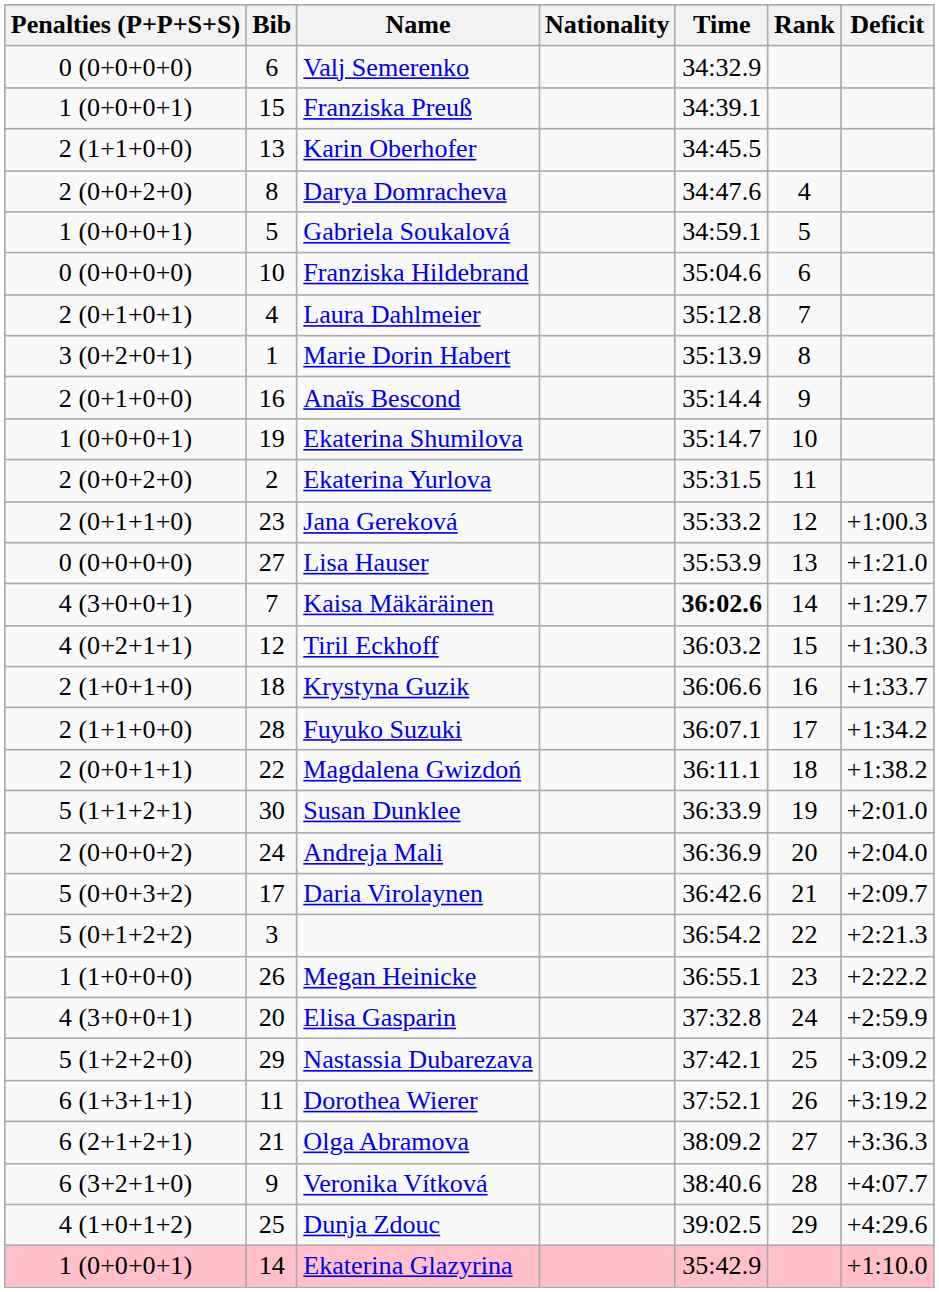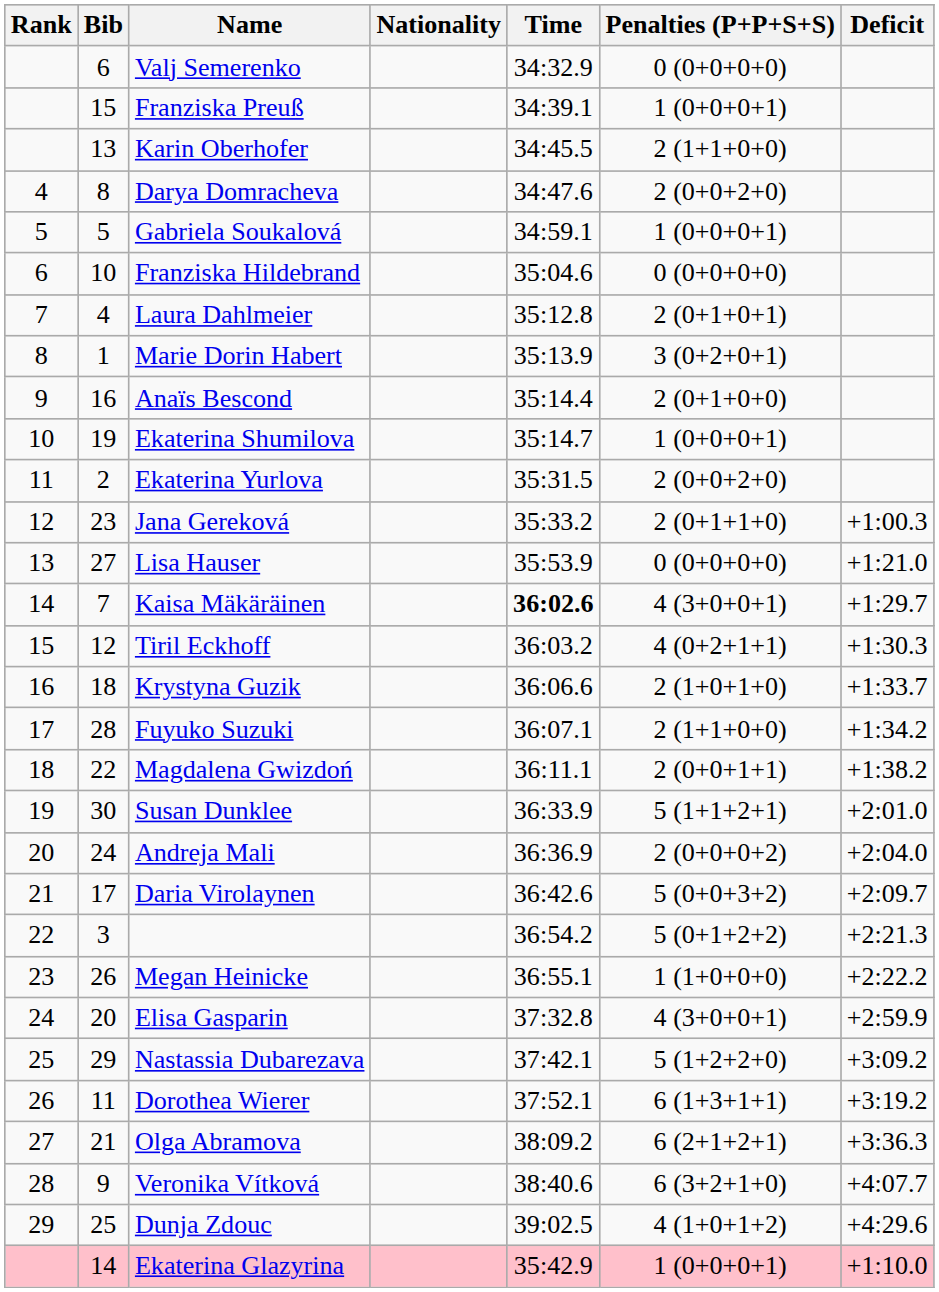columns swapped: (804, 25) <-> (125, 25)
